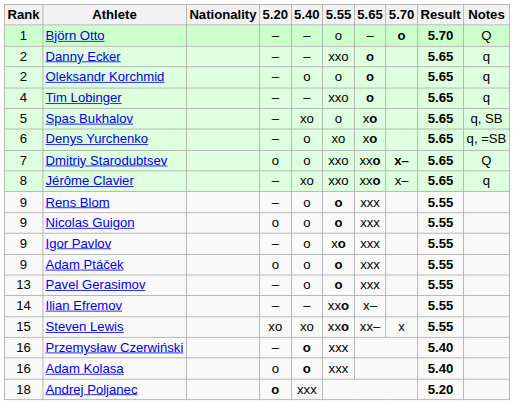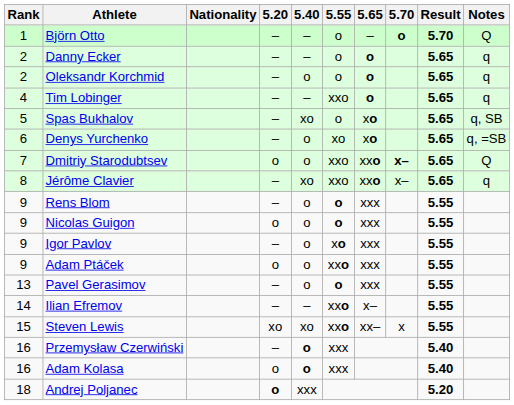(338, 56) xxo -> (338, 56) o
(338, 264) o -> (338, 264) xxo
